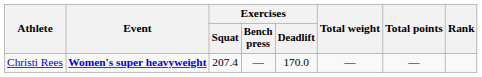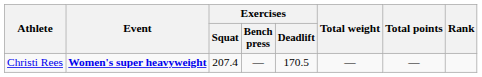(296, 63) 170.0 -> (296, 63) 170.5
